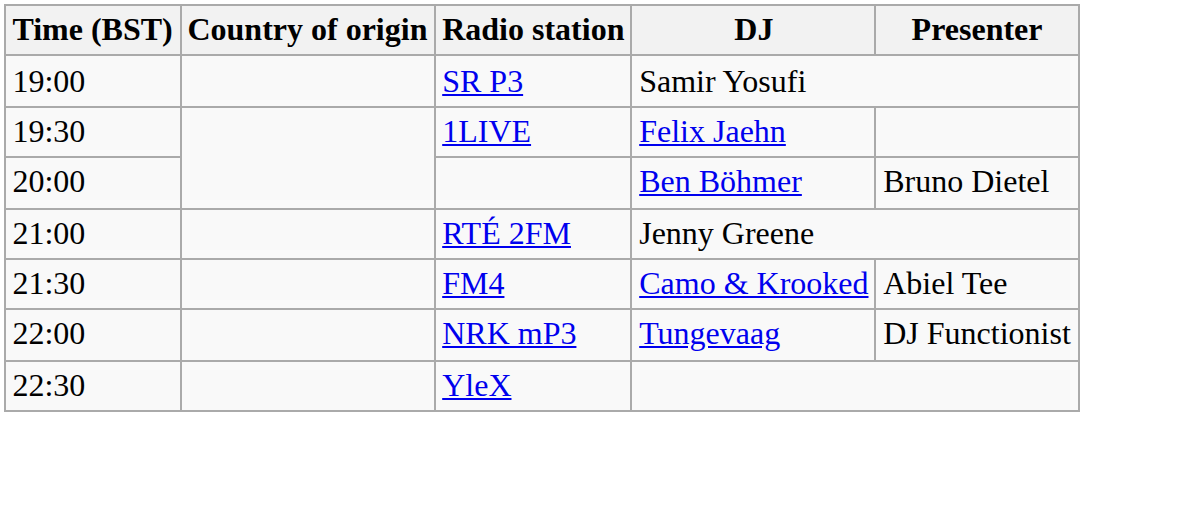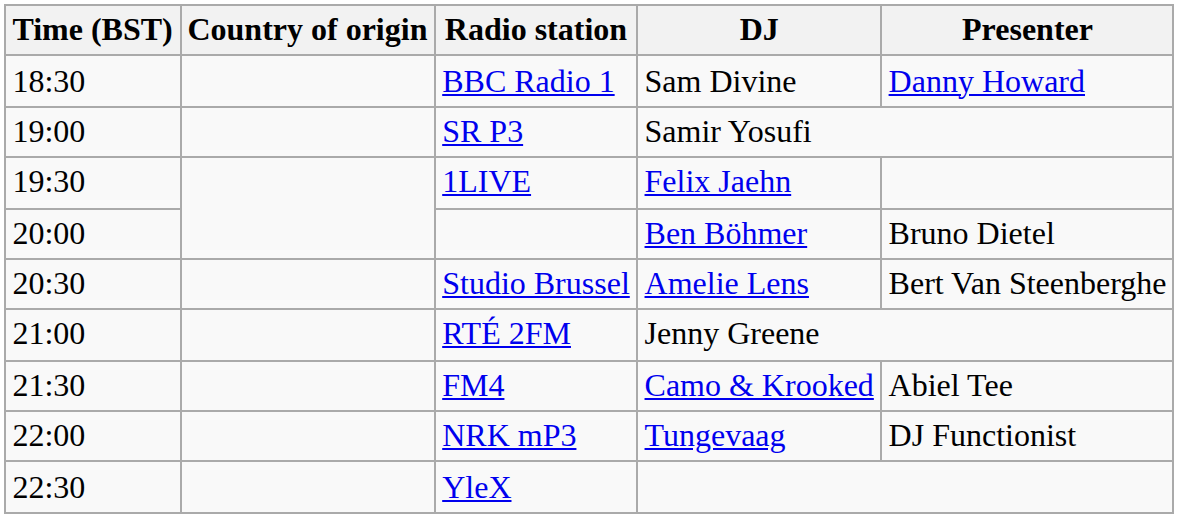+ row: (528, 80)
+ row: (536, 283)
